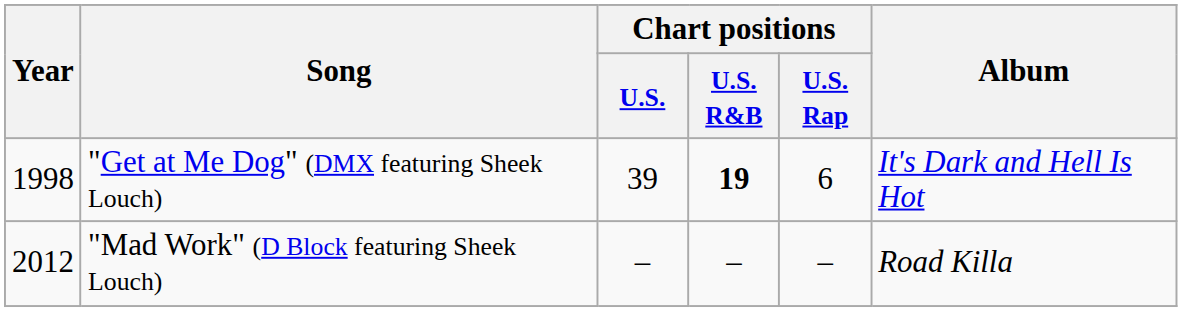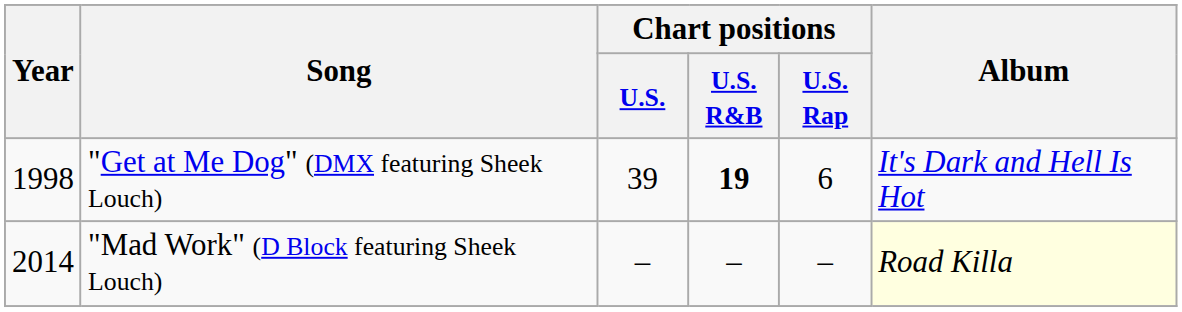(43, 262) 2012 -> (43, 262) 2014
(946, 262) no background -> (946, 262) lightyellow background
